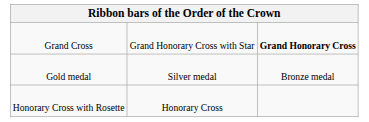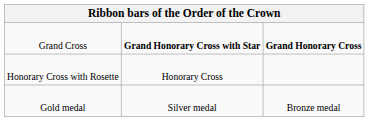(192, 45) normal -> (192, 44) bold
rows swapped: (69, 108) <-> (69, 76)
